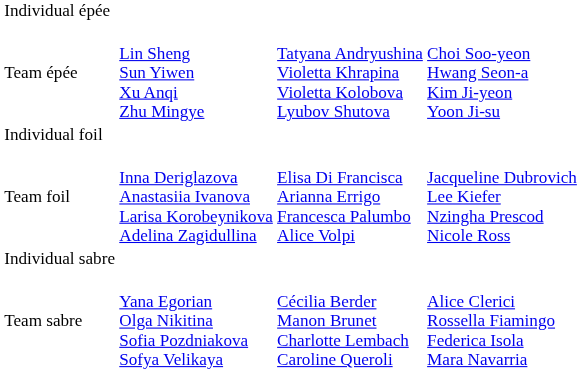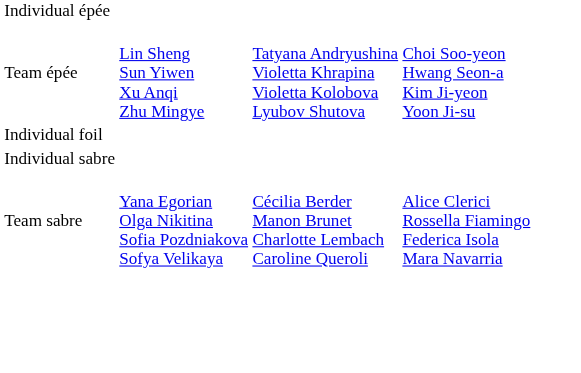- row: (37, 196)
